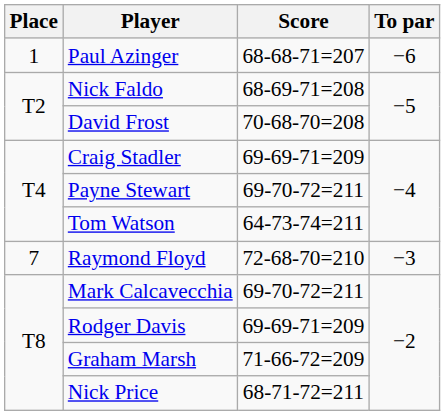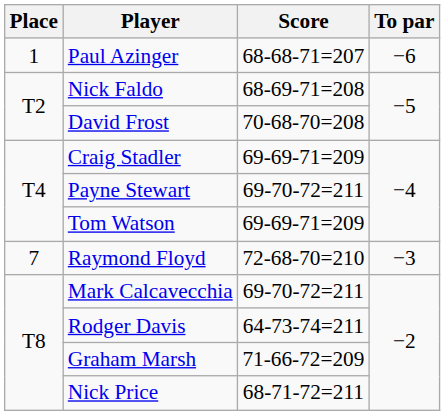(303, 223) 64-73-74=211 -> (303, 223) 69-69-71=209
(303, 325) 69-69-71=209 -> (303, 325) 64-73-74=211
